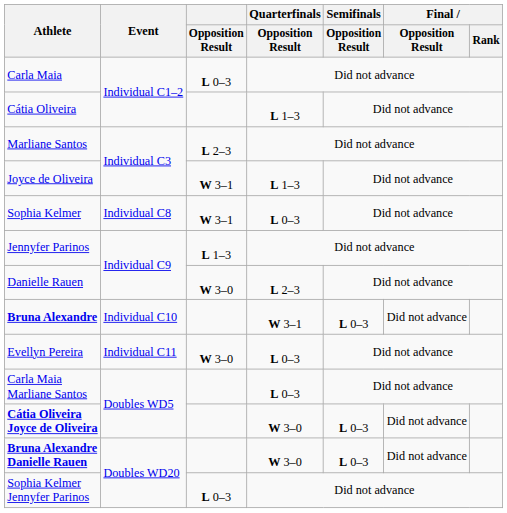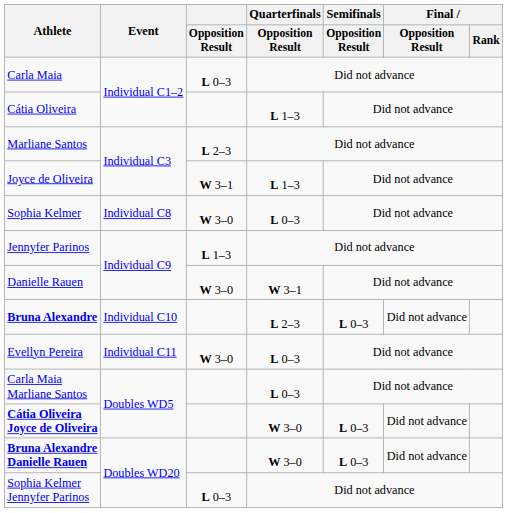(216, 220) W 3–1 -> (216, 220) W 3–0
(285, 290) L 2–3 -> (285, 290) W 3–1
(285, 324) W 3–1 -> (285, 324) L 2–3
